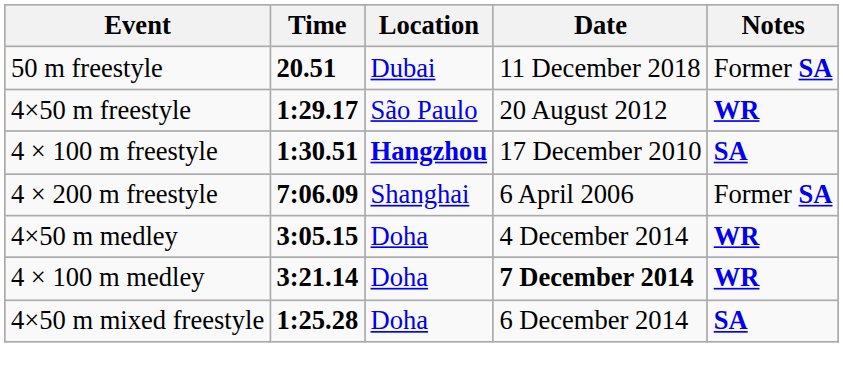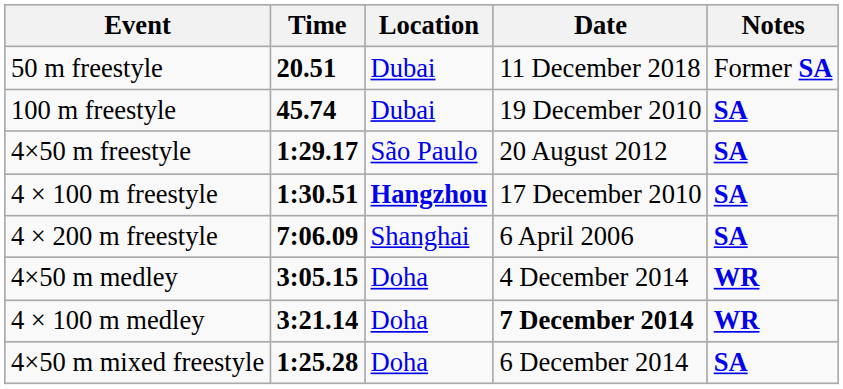+ row: (94, 109)
(737, 109) WR -> (731, 151) SA
(773, 194) Former SA -> (731, 236) SA
